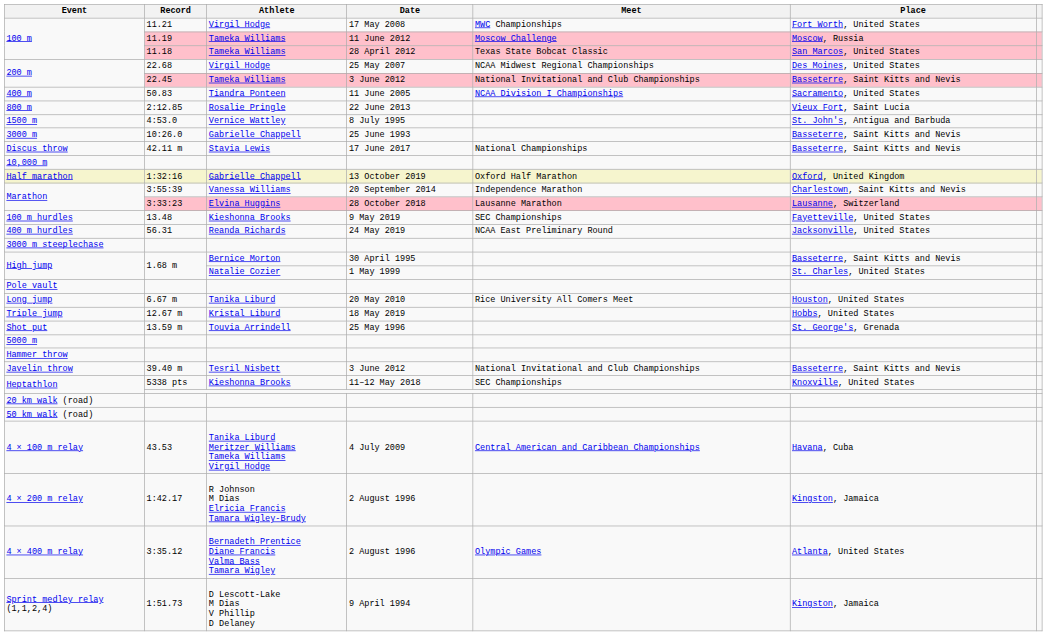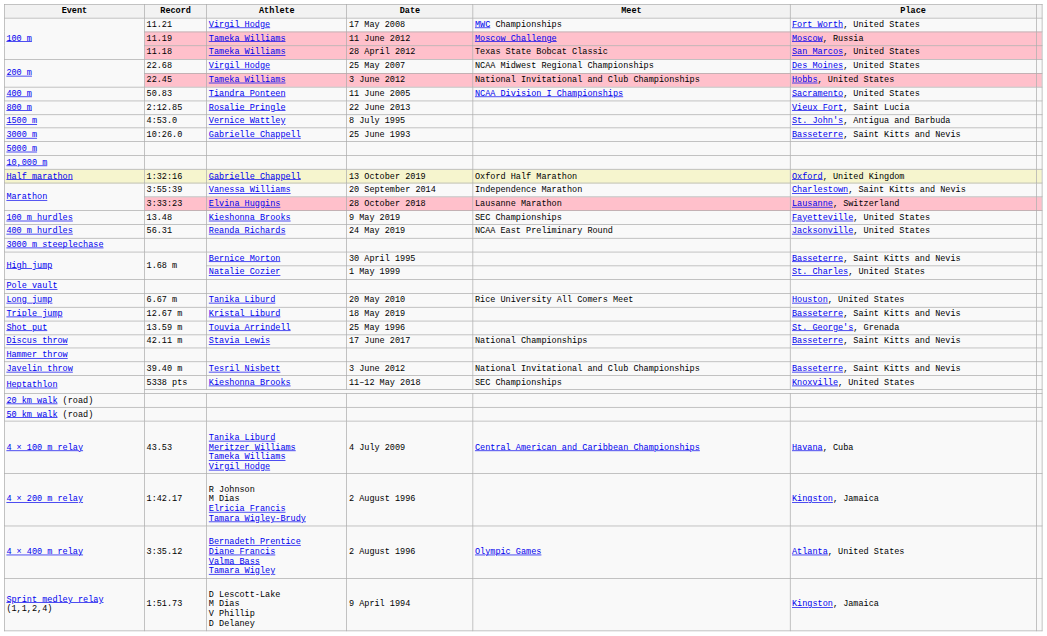(876, 80) Basseterre, Saint Kitts and Nevis -> (843, 80) Hobbs, United States
rows swapped: (22, 342) <-> (37, 149)
(843, 314) Hobbs, United States -> (876, 314) Basseterre, Saint Kitts and Nevis
